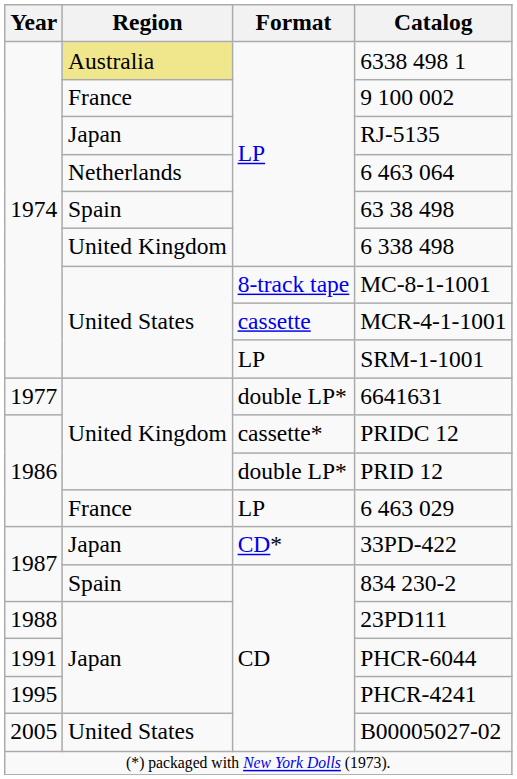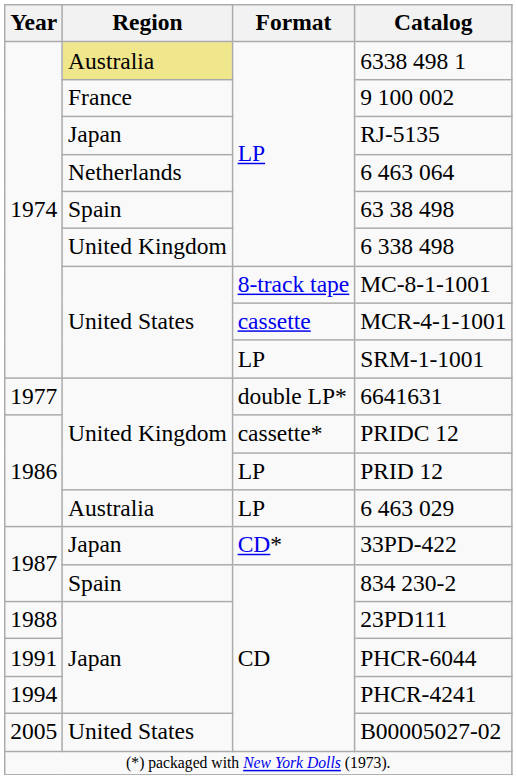(292, 470) double LP* -> (251, 470) LP
(100, 508) France -> (111, 508) Australia
(34, 694) 1995 -> (34, 694) 1994
